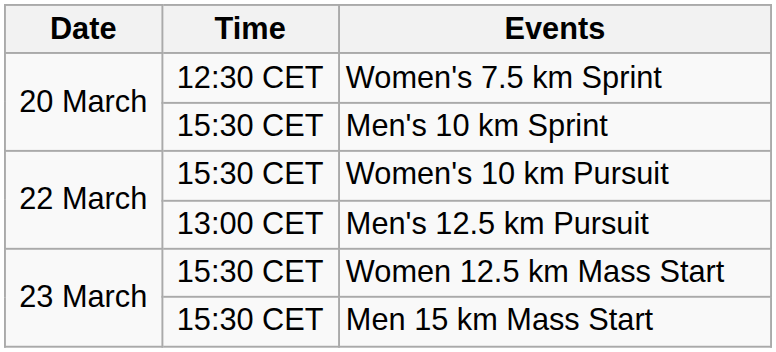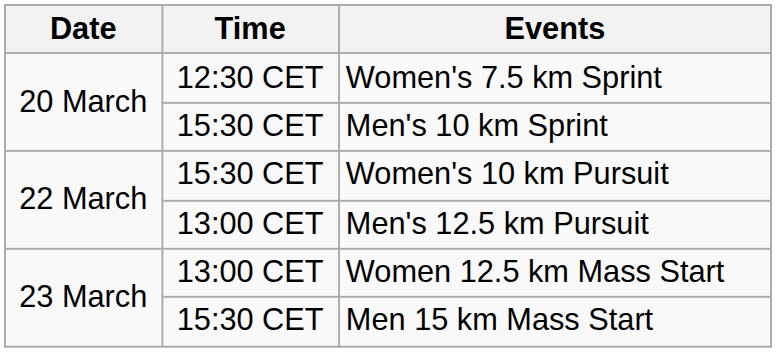(250, 272) 15:30 CET -> (250, 272) 13:00 CET
